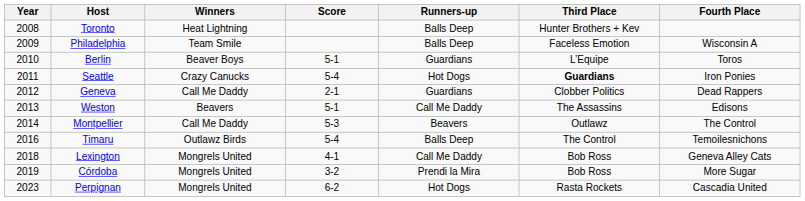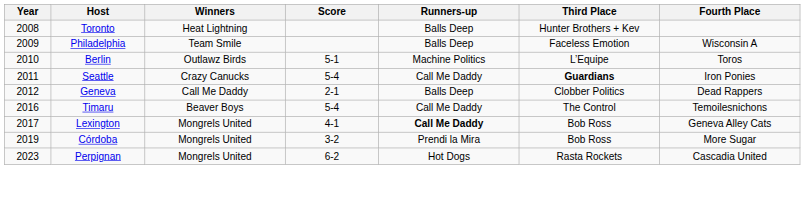(215, 60) Beaver Boys -> (215, 60) Outlawz Birds
(449, 60) Guardians -> (449, 60) Machine Politics
(449, 76) Hot Dogs -> (449, 76) Call Me Daddy
(449, 92) Guardians -> (449, 92) Balls Deep
- row: (98, 108)
- row: (98, 124)
(215, 140) Outlawz Birds -> (215, 108) Beaver Boys
(449, 140) Balls Deep -> (449, 108) Call Me Daddy
(28, 156) 2018 -> (28, 124) 2017
(449, 156) normal -> (449, 124) bold
